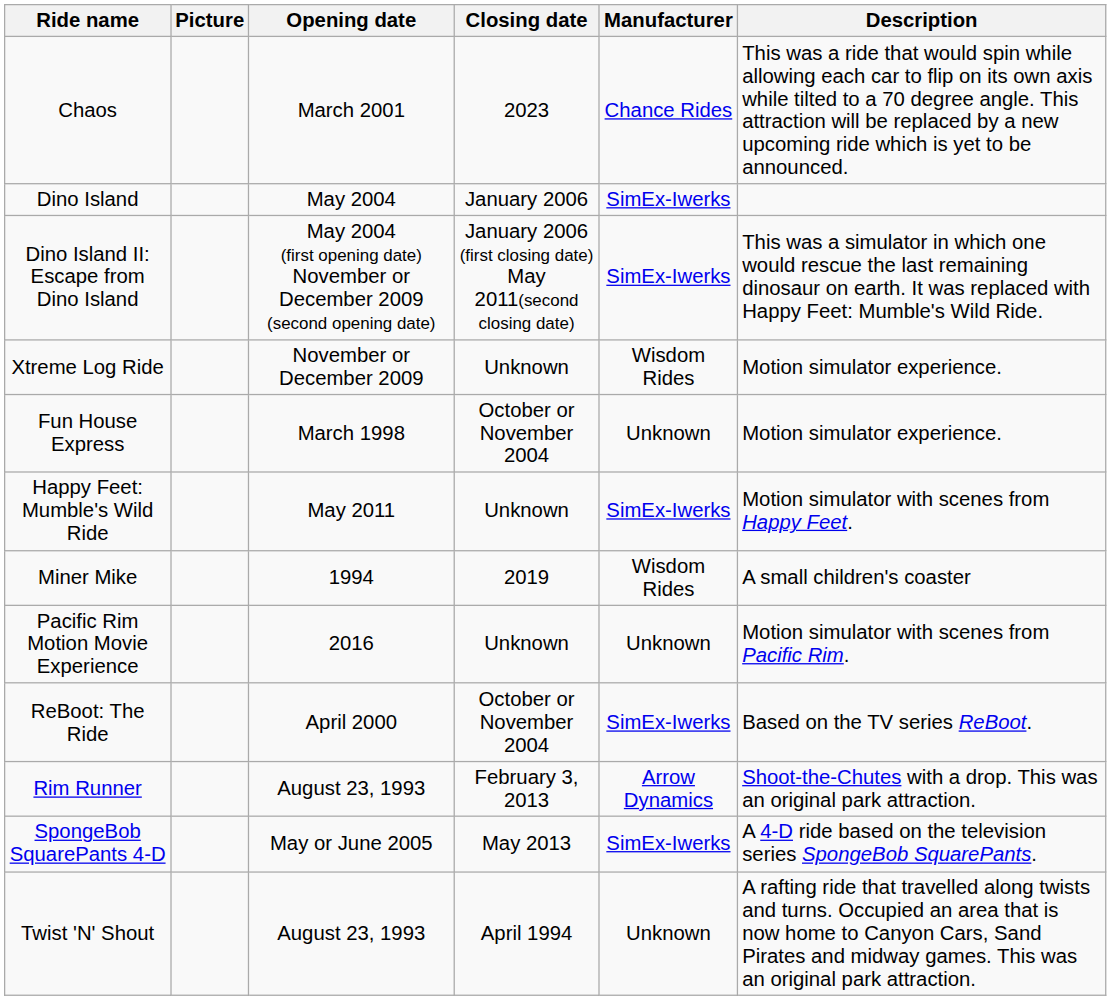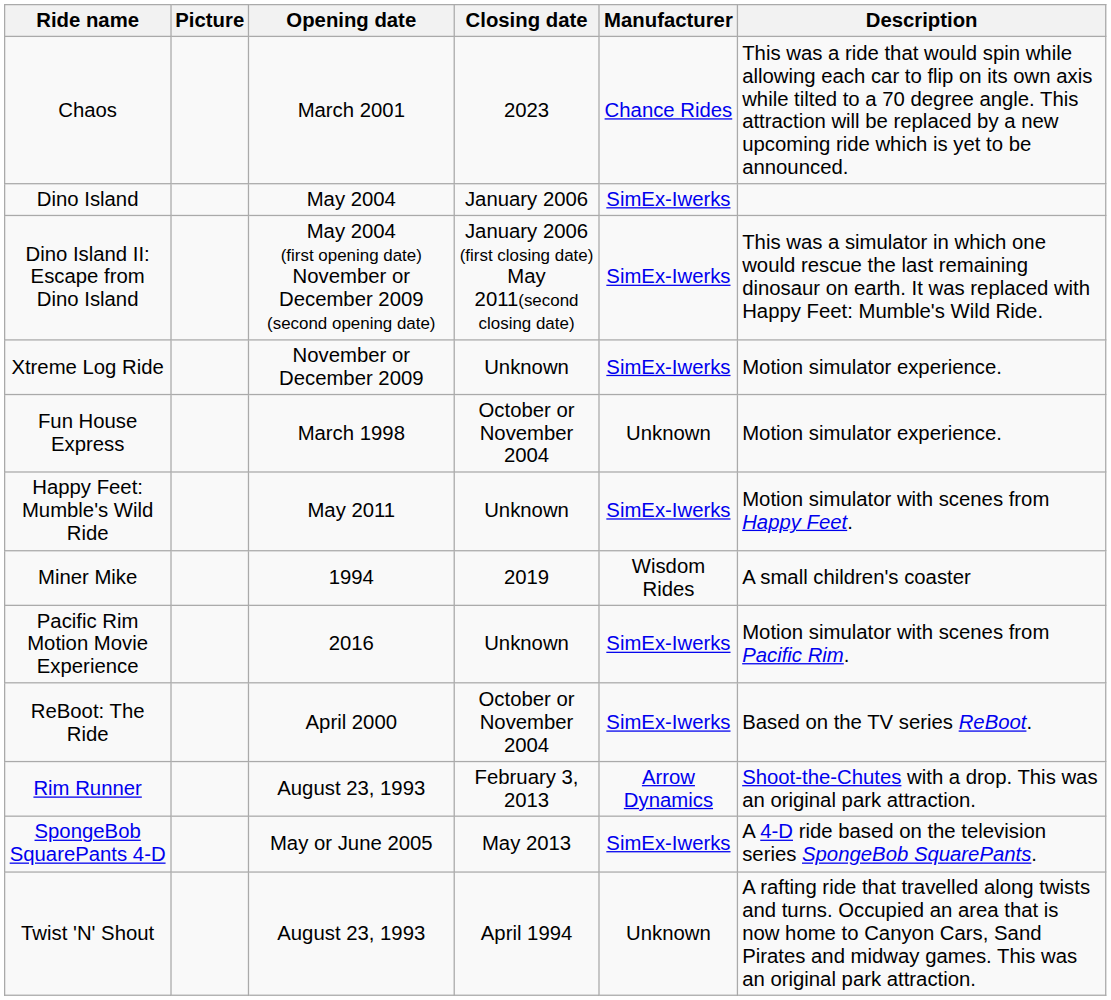(668, 366) Wisdom Rides -> (668, 366) SimEx-Iwerks
(668, 644) Unknown -> (668, 644) SimEx-Iwerks
